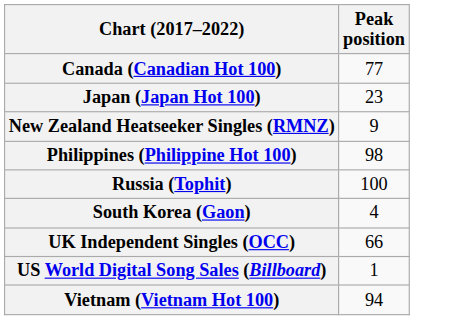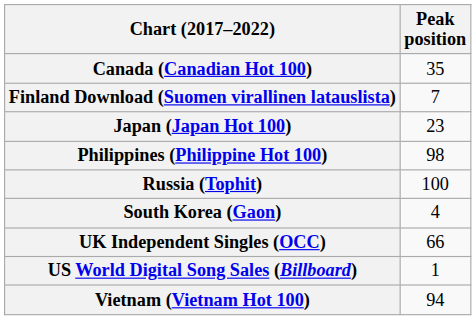(374, 68) 77 -> (435, 68) 35
+ row: (202, 97)
- row: (172, 126)
